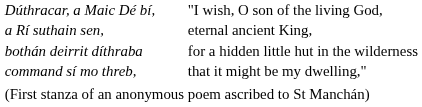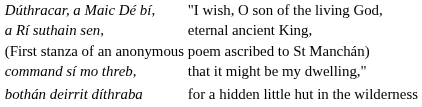rows swapped: (74, 51) <-> (94, 93)
